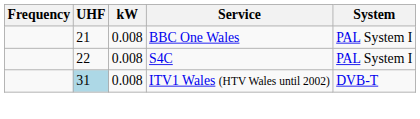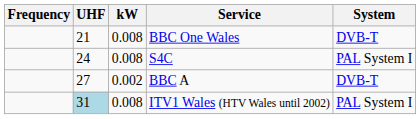(374, 37) PAL System I -> (357, 37) DVB-T
(83, 59) 22 -> (83, 59) 24
+ row: (169, 80)
(357, 80) DVB-T -> (374, 102) PAL System I
